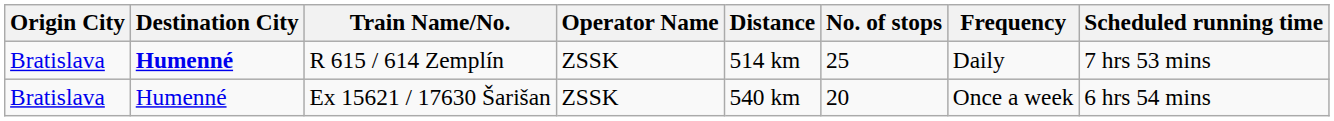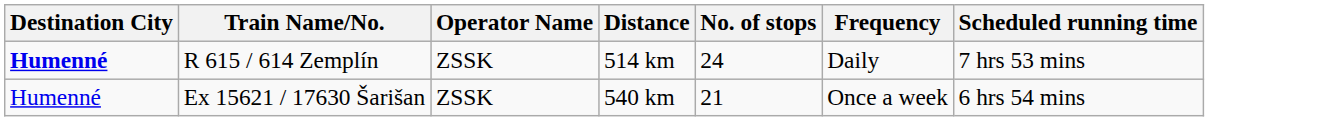- column: (68, 23)
(838, 60) 25 -> (712, 60) 24
(838, 97) 20 -> (712, 97) 21
